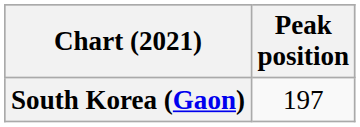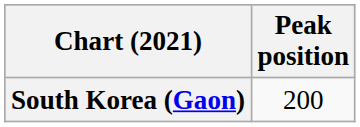(303, 99) 197 -> (303, 99) 200
